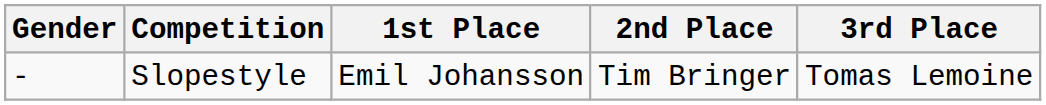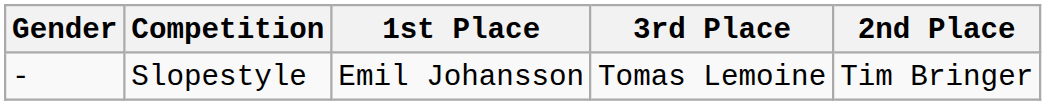columns swapped: (695, 29) <-> (919, 29)
